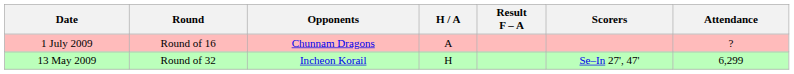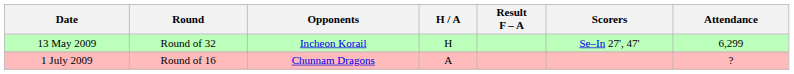rows swapped: (67, 60) <-> (67, 43)
